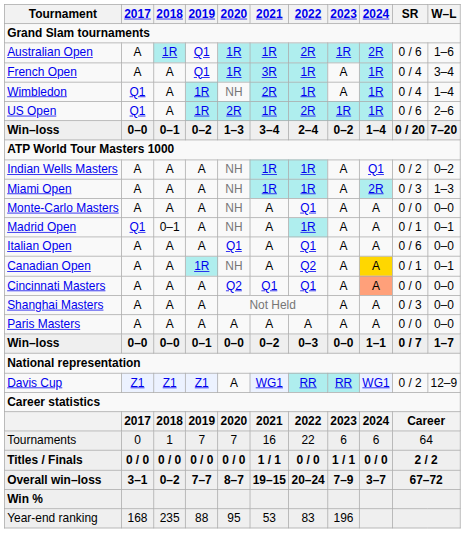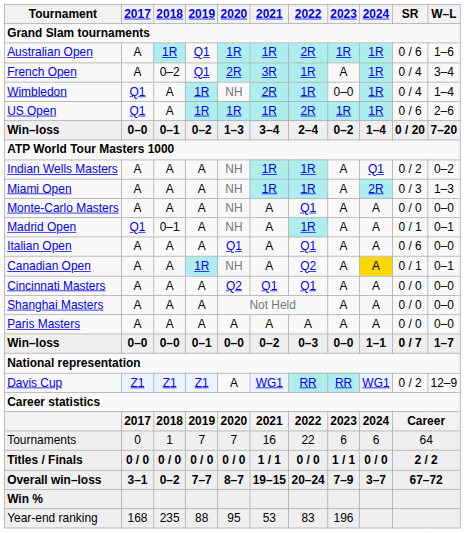(376, 52) 2R -> (376, 52) 1R
(170, 71) A -> (170, 71) 0–2
(234, 71) 1R -> (234, 71) 2R
(344, 91) A -> (344, 91) 0–0
(234, 110) 2R -> (234, 110) 1R
(376, 285) lightsalmon background -> (376, 285) no background
(410, 304) 0 / 3 -> (410, 304) 0 / 0
